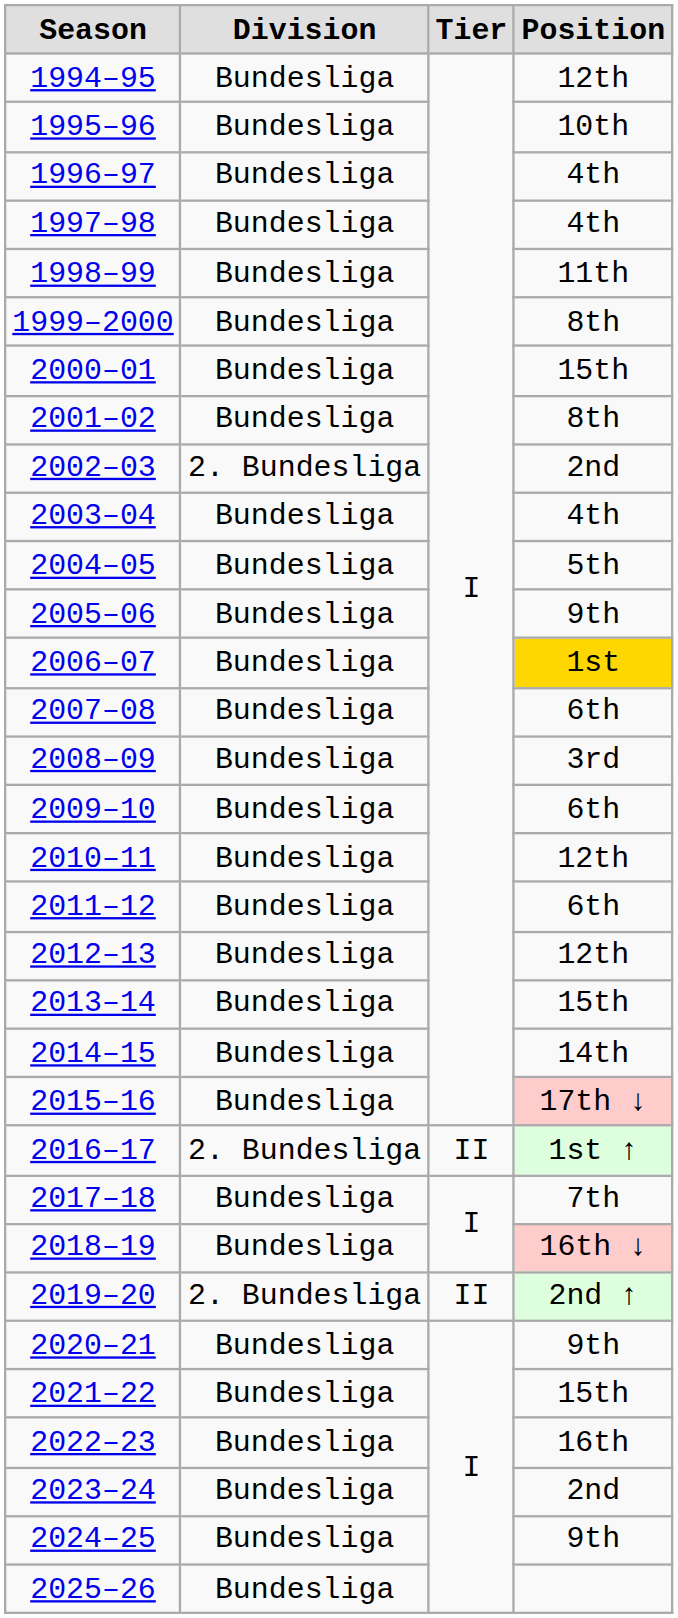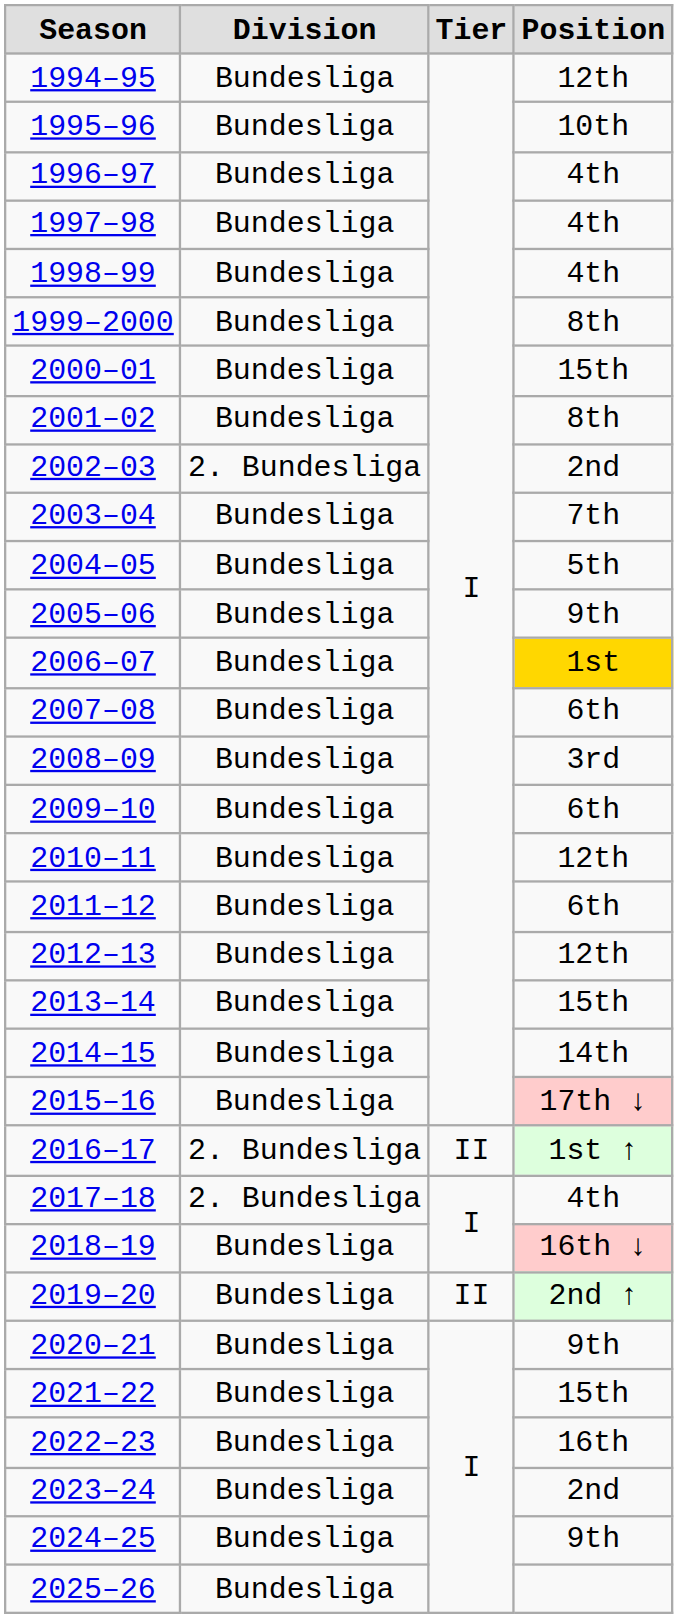(593, 273) 11th -> (593, 273) 4th
(593, 517) 4th -> (593, 517) 7th
(305, 1199) Bundesliga -> (305, 1199) 2. Bundesliga
(593, 1199) 7th -> (593, 1199) 4th
(305, 1297) 2. Bundesliga -> (305, 1297) Bundesliga
